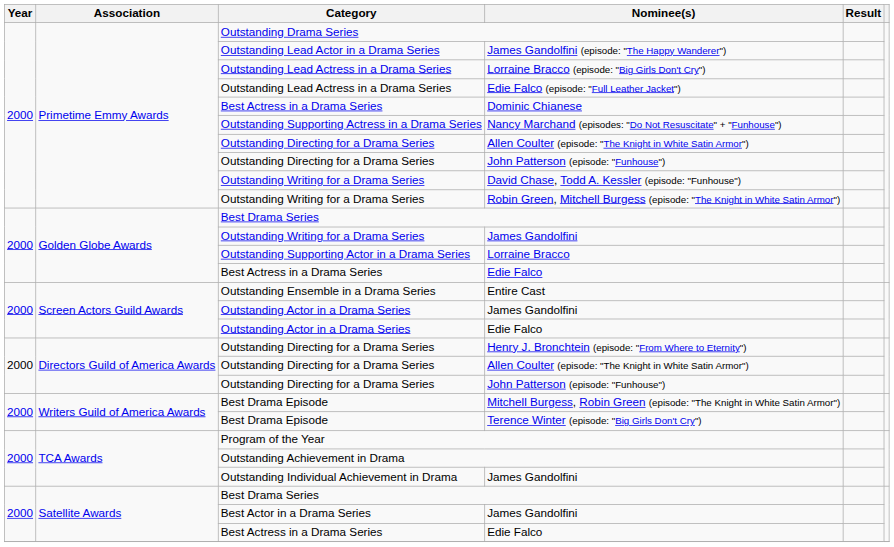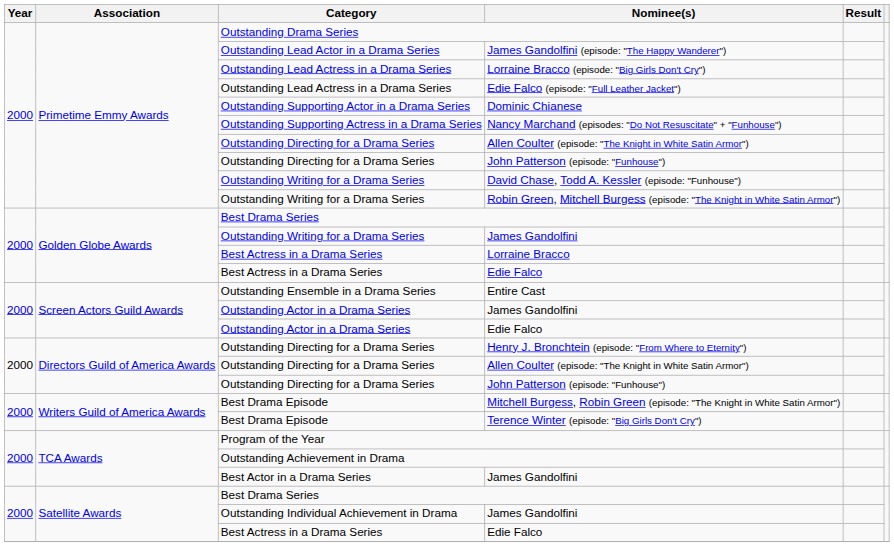(302, 106) Best Actress in a Drama Series -> (345, 106) Outstanding Supporting Actor in a Drama Series
(345, 254) Outstanding Supporting Actor in a Drama Series -> (302, 254) Best Actress in a Drama Series
(339, 476) Outstanding Individual Achievement in Drama -> (296, 476) Best Actor in a Drama Series
(296, 513) Best Actor in a Drama Series -> (339, 513) Outstanding Individual Achievement in Drama
